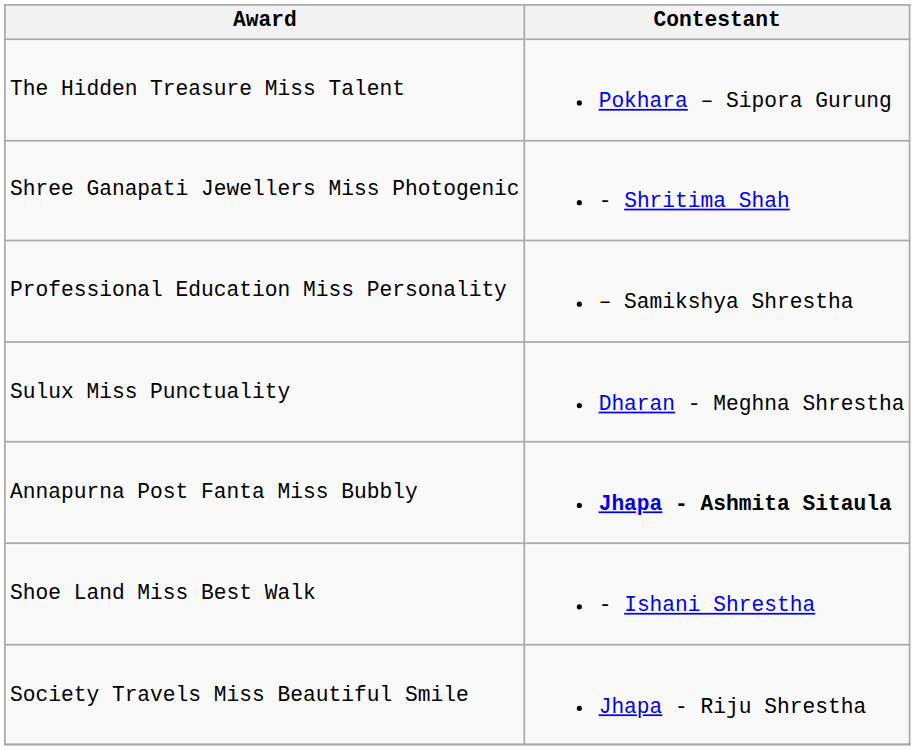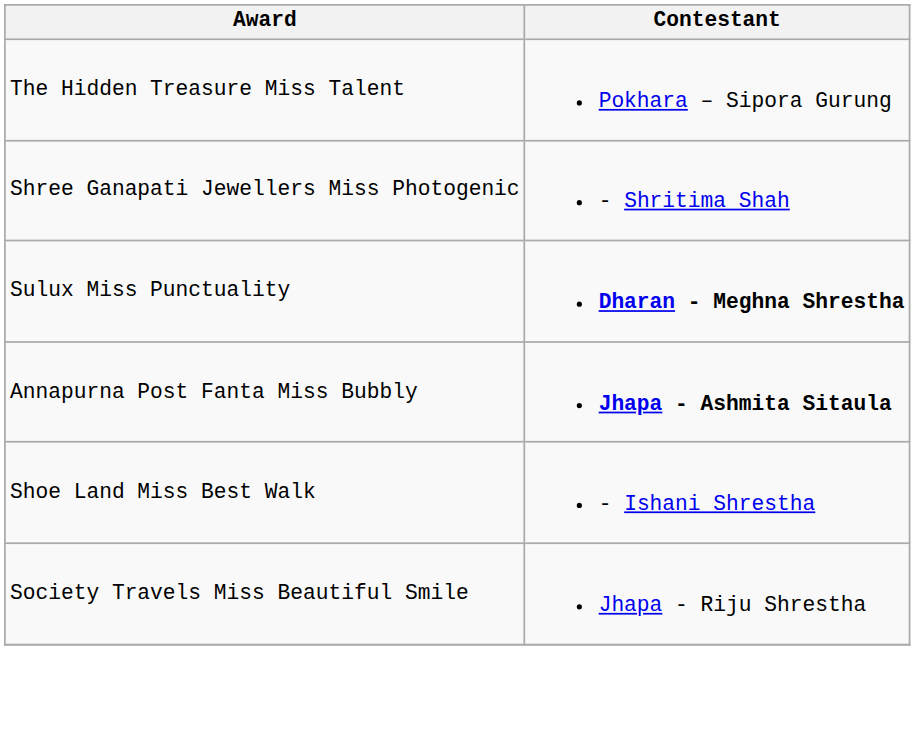- row: (258, 292)
(717, 404) normal -> (717, 304) bold
